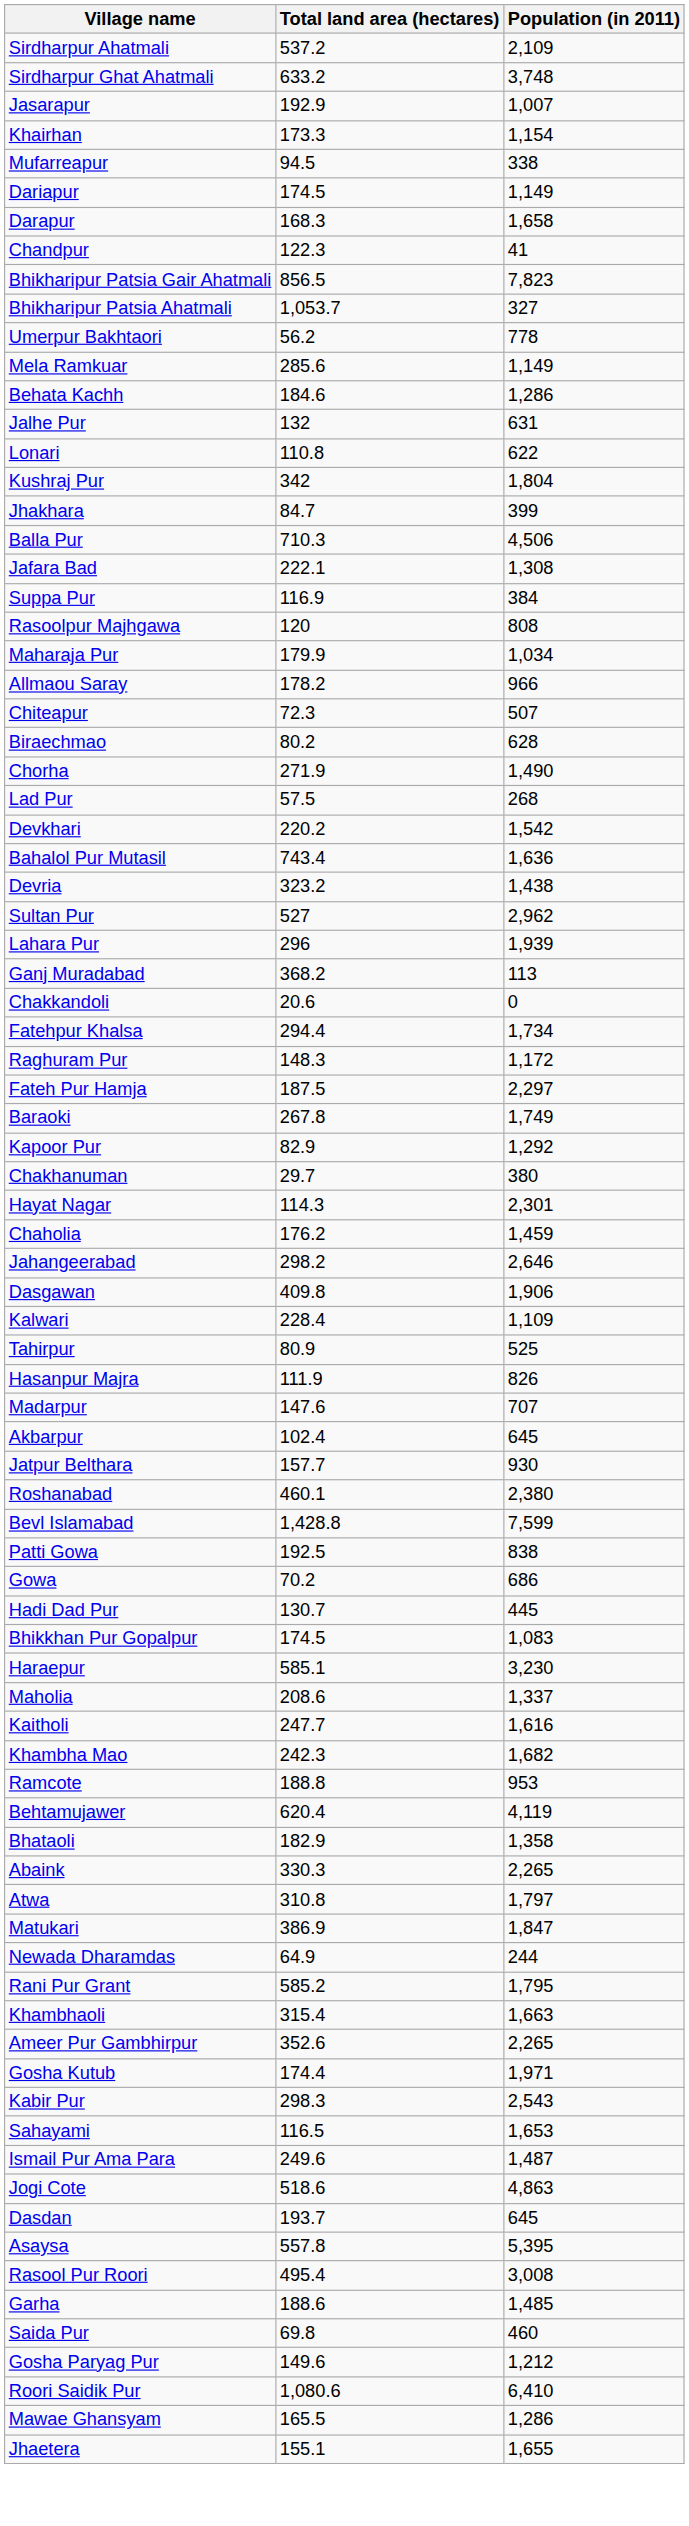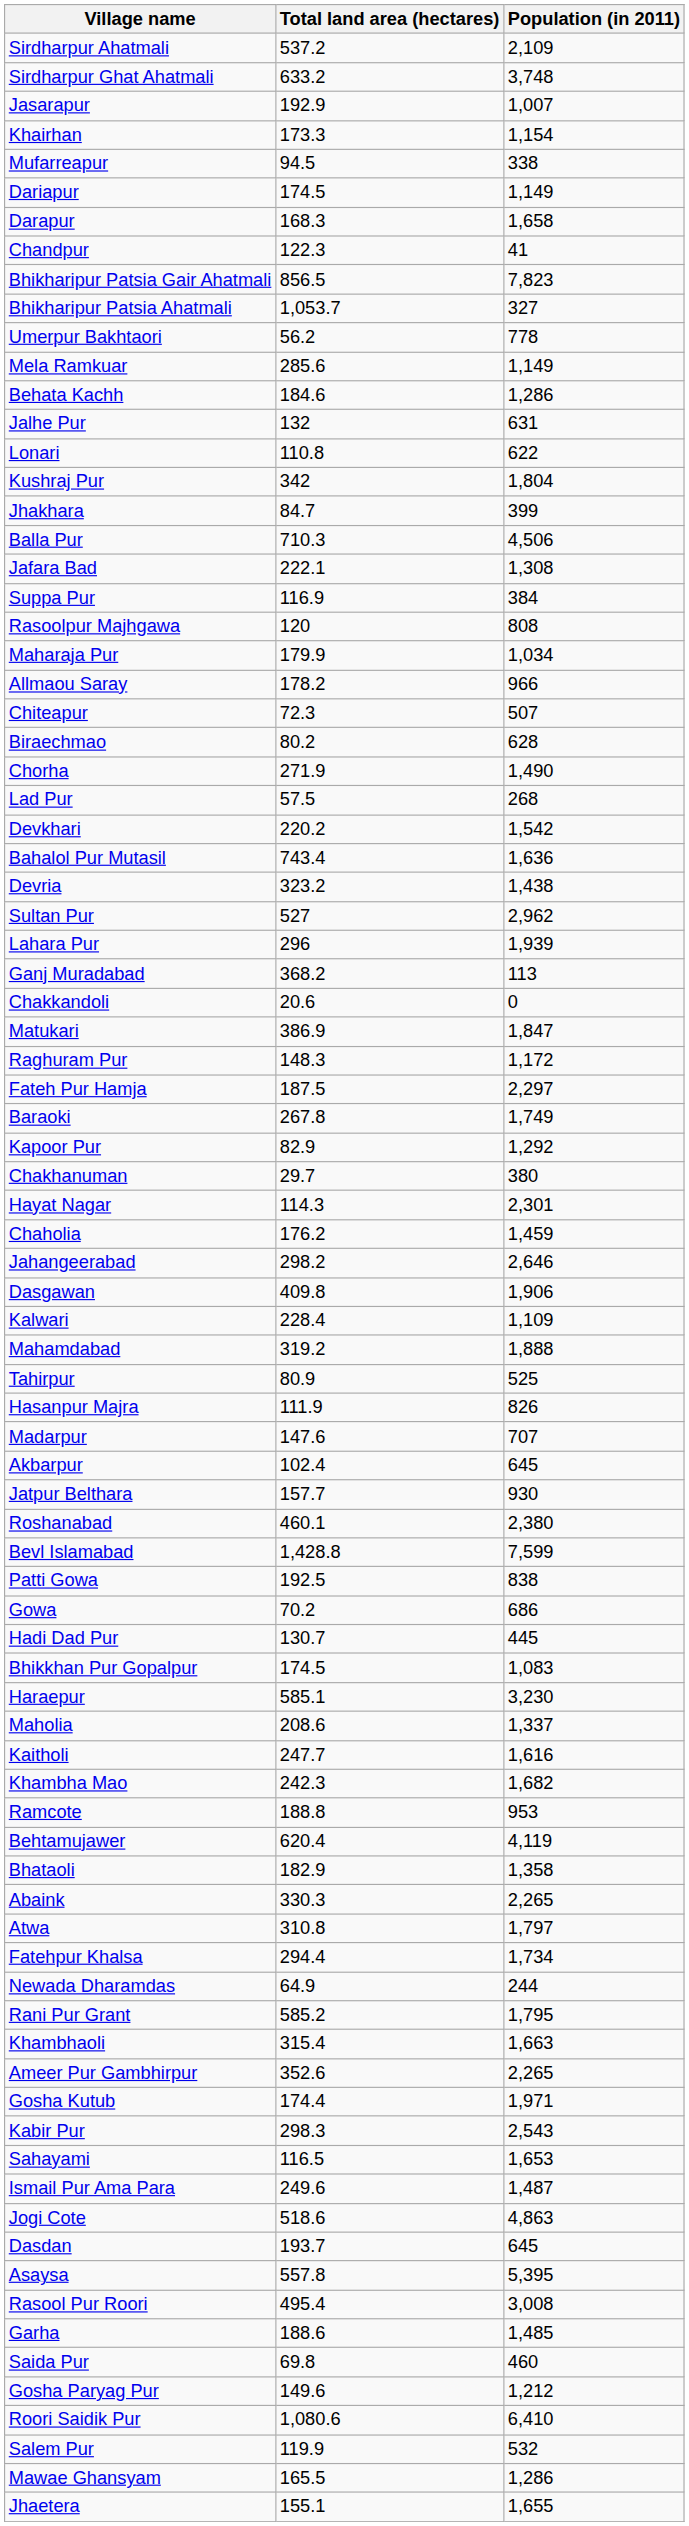rows swapped: (76, 1031) <-> (44, 1928)
+ row: (65, 1349)
+ row: (51, 2448)
